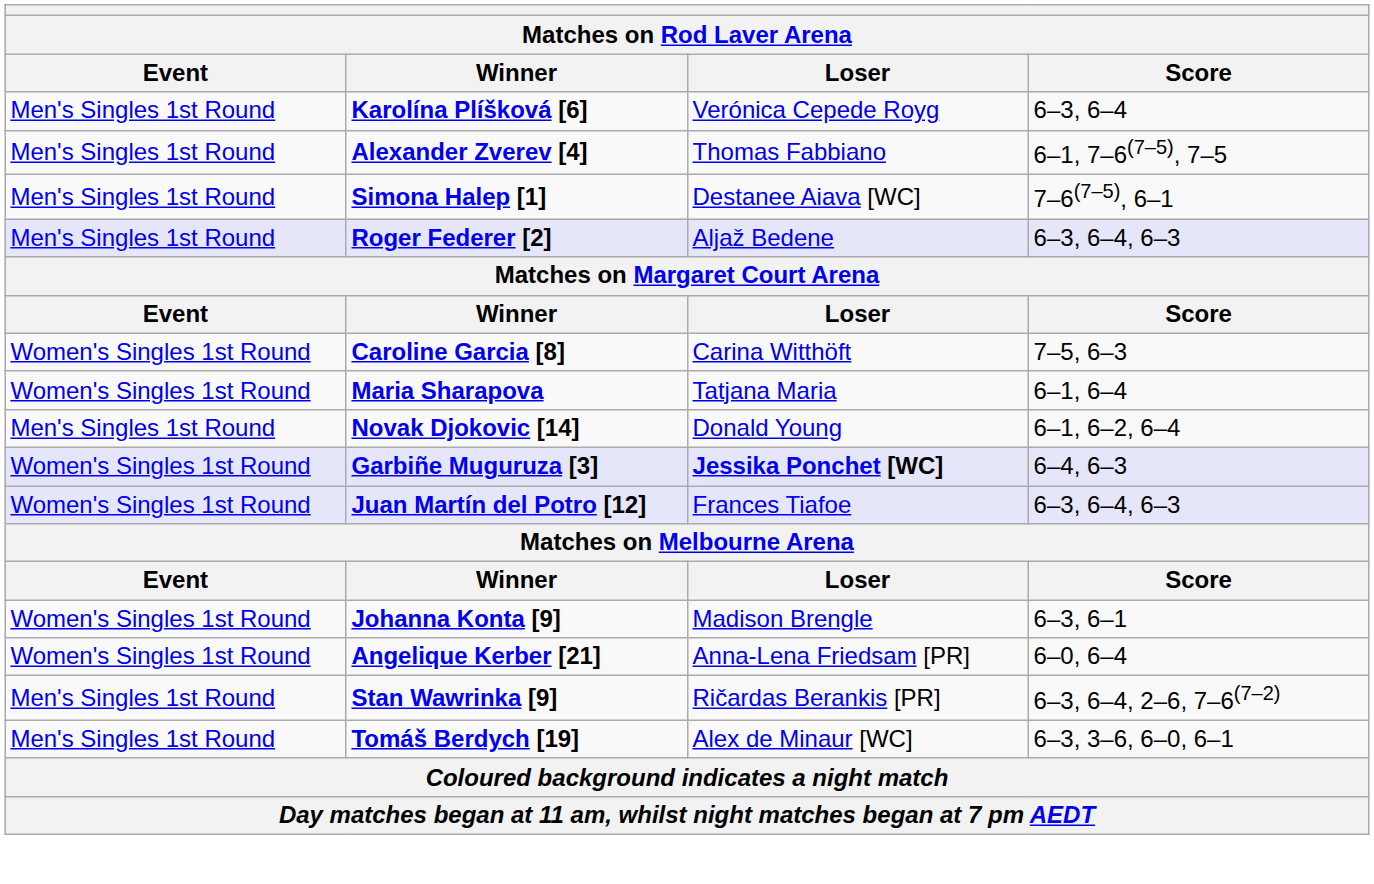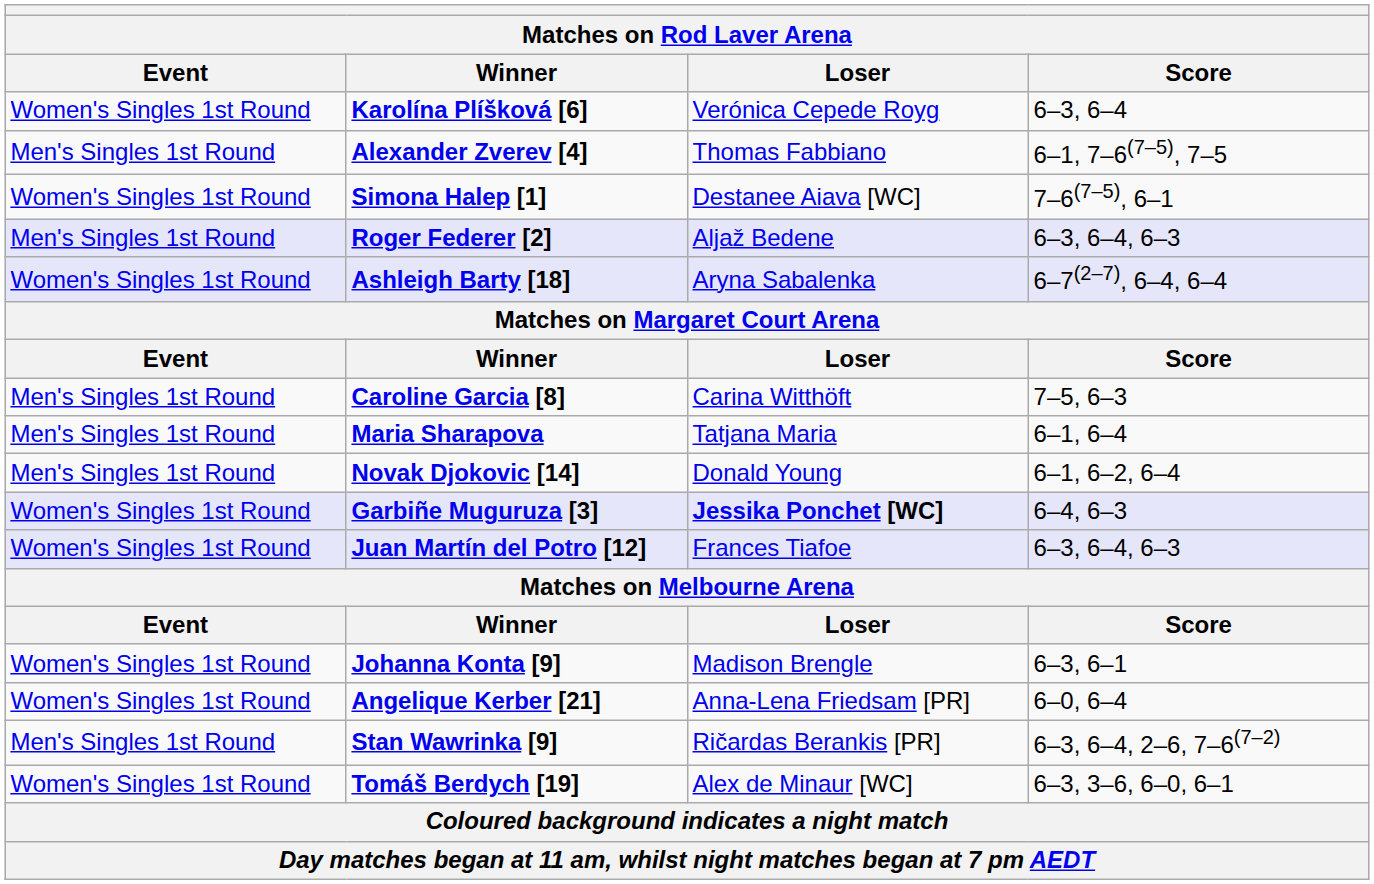(143, 110) Men's Singles 1st Round -> (161, 110) Women's Singles 1st Round
(143, 196) Men's Singles 1st Round -> (161, 196) Women's Singles 1st Round
+ row: (461, 279)
(161, 352) Women's Singles 1st Round -> (143, 396) Men's Singles 1st Round
(161, 390) Women's Singles 1st Round -> (143, 434) Men's Singles 1st Round
(143, 739) Men's Singles 1st Round -> (161, 783) Women's Singles 1st Round
